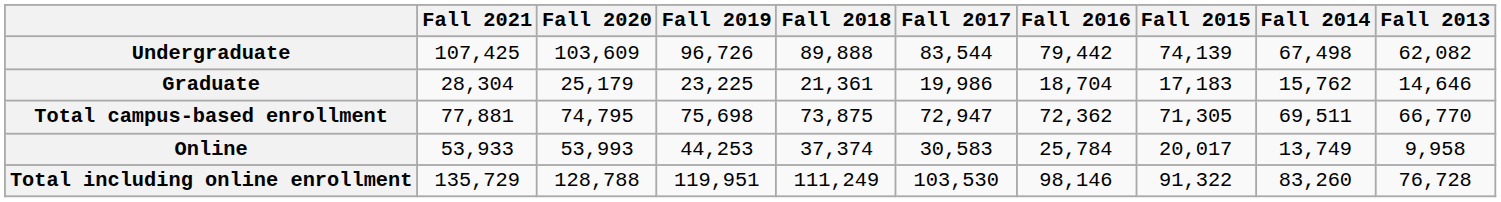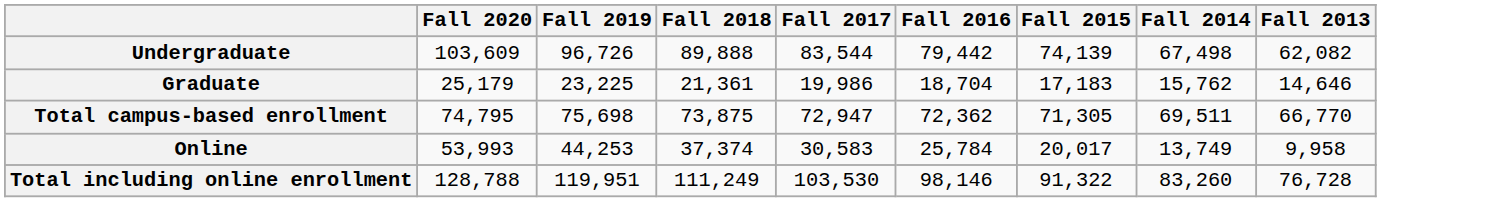- column: (477, 21)
